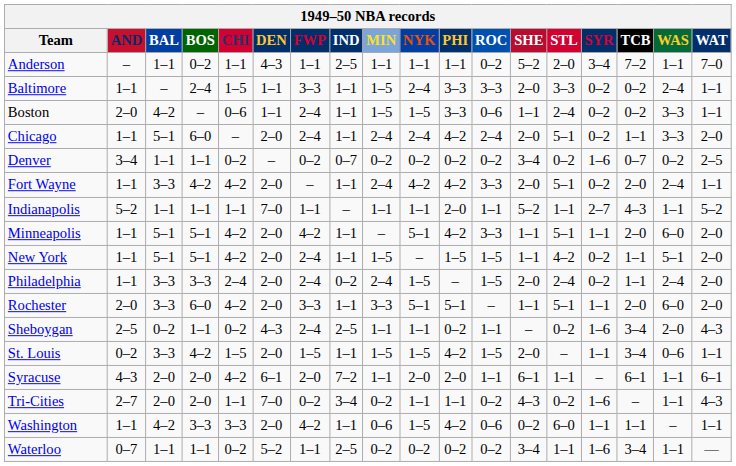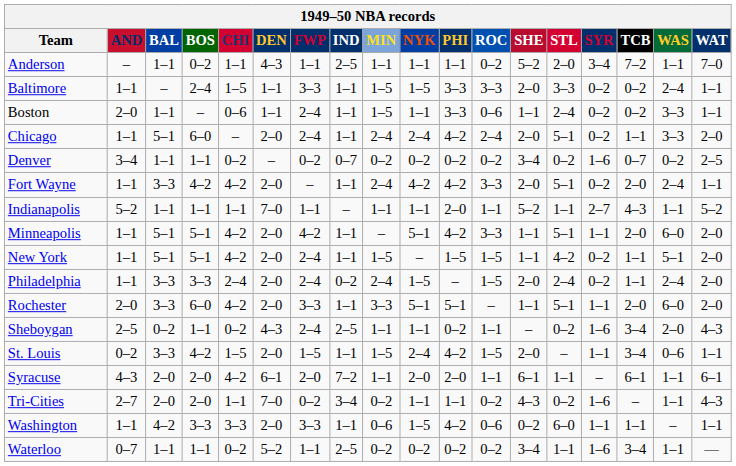(419, 88) 2–4 -> (419, 88) 1–5
(164, 112) 4–2 -> (164, 112) 1–1
(419, 112) 1–5 -> (419, 112) 1–1
(419, 353) 1–5 -> (419, 353) 2–4
(310, 425) 4–2 -> (310, 425) 3–3
